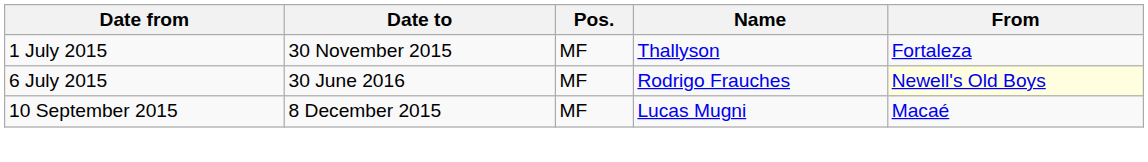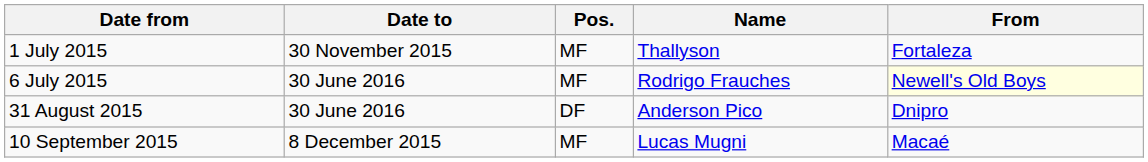+ row: (76, 111)
